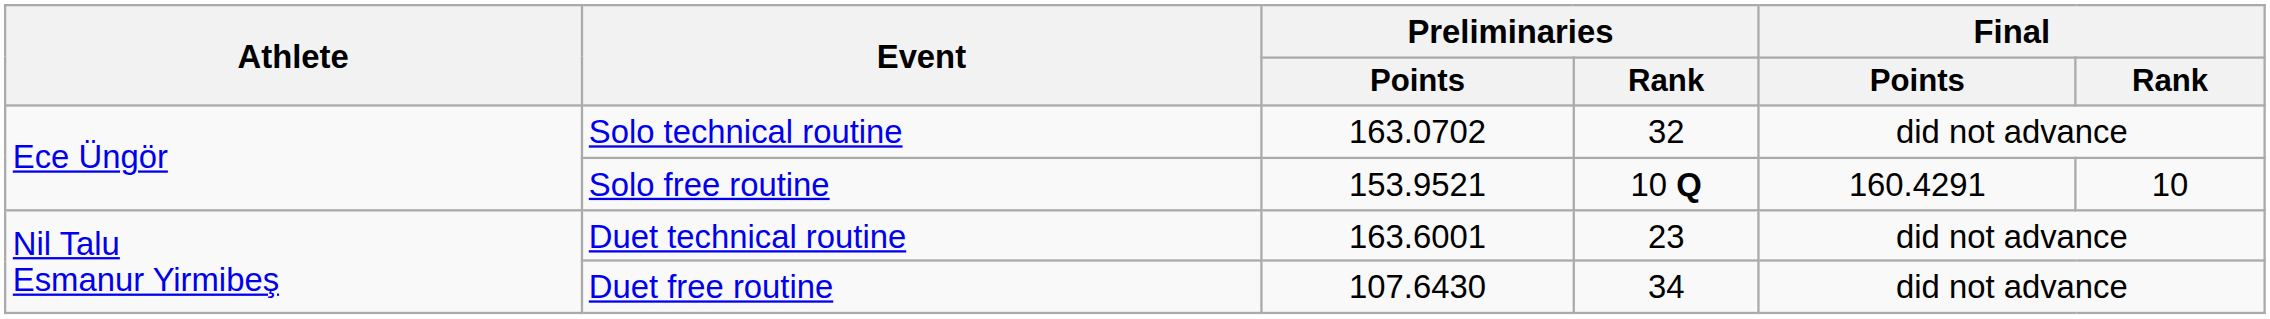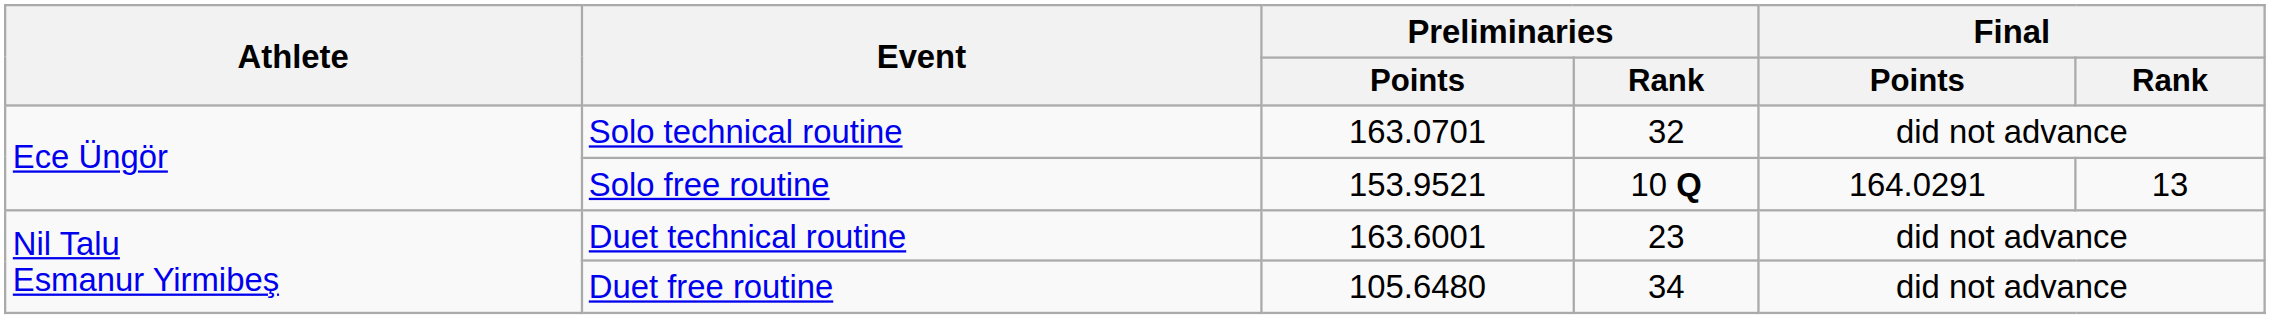(1417, 132) 163.0702 -> (1417, 132) 163.0701
(1917, 184) 160.4291 -> (1917, 184) 164.0291
(2170, 184) 10 -> (2170, 184) 13
(1417, 288) 107.6430 -> (1417, 288) 105.6480
